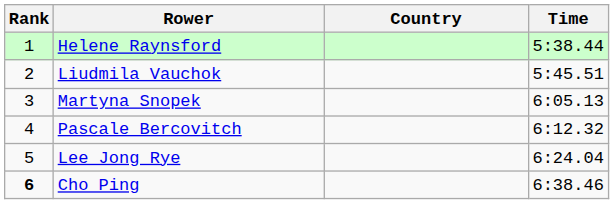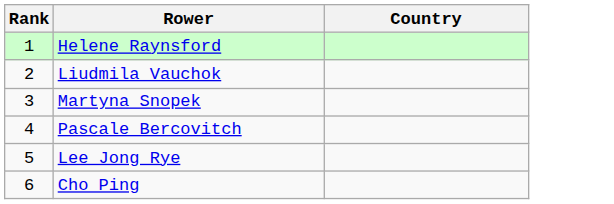- column: (568, 19)
(29, 185) bold -> (29, 185) normal
